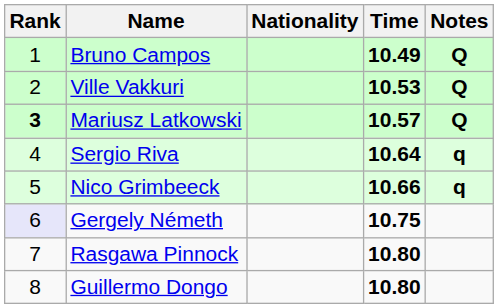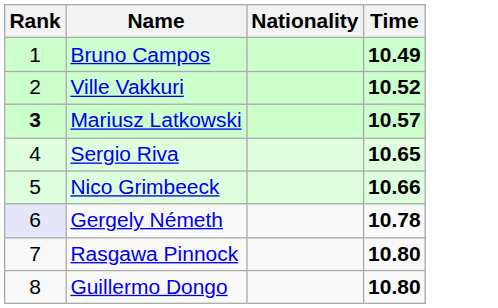- column: (459, 21)
(394, 87) 10.53 -> (394, 87) 10.52
(394, 154) 10.64 -> (394, 154) 10.65
(394, 220) 10.75 -> (394, 220) 10.78
